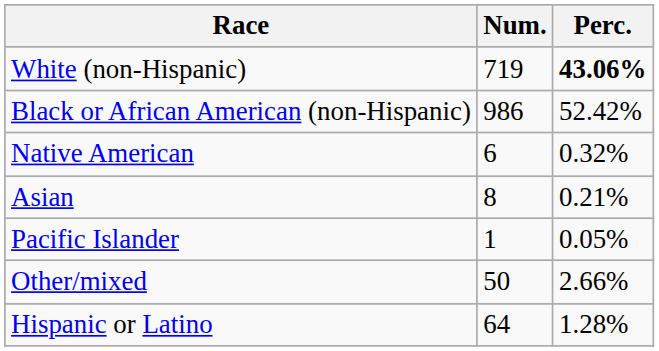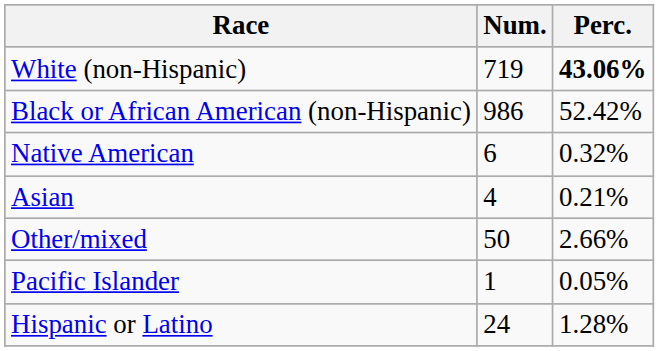(490, 196) 8 -> (490, 196) 4
rows swapped: (95, 238) <-> (79, 281)
(497, 324) 64 -> (497, 324) 24
